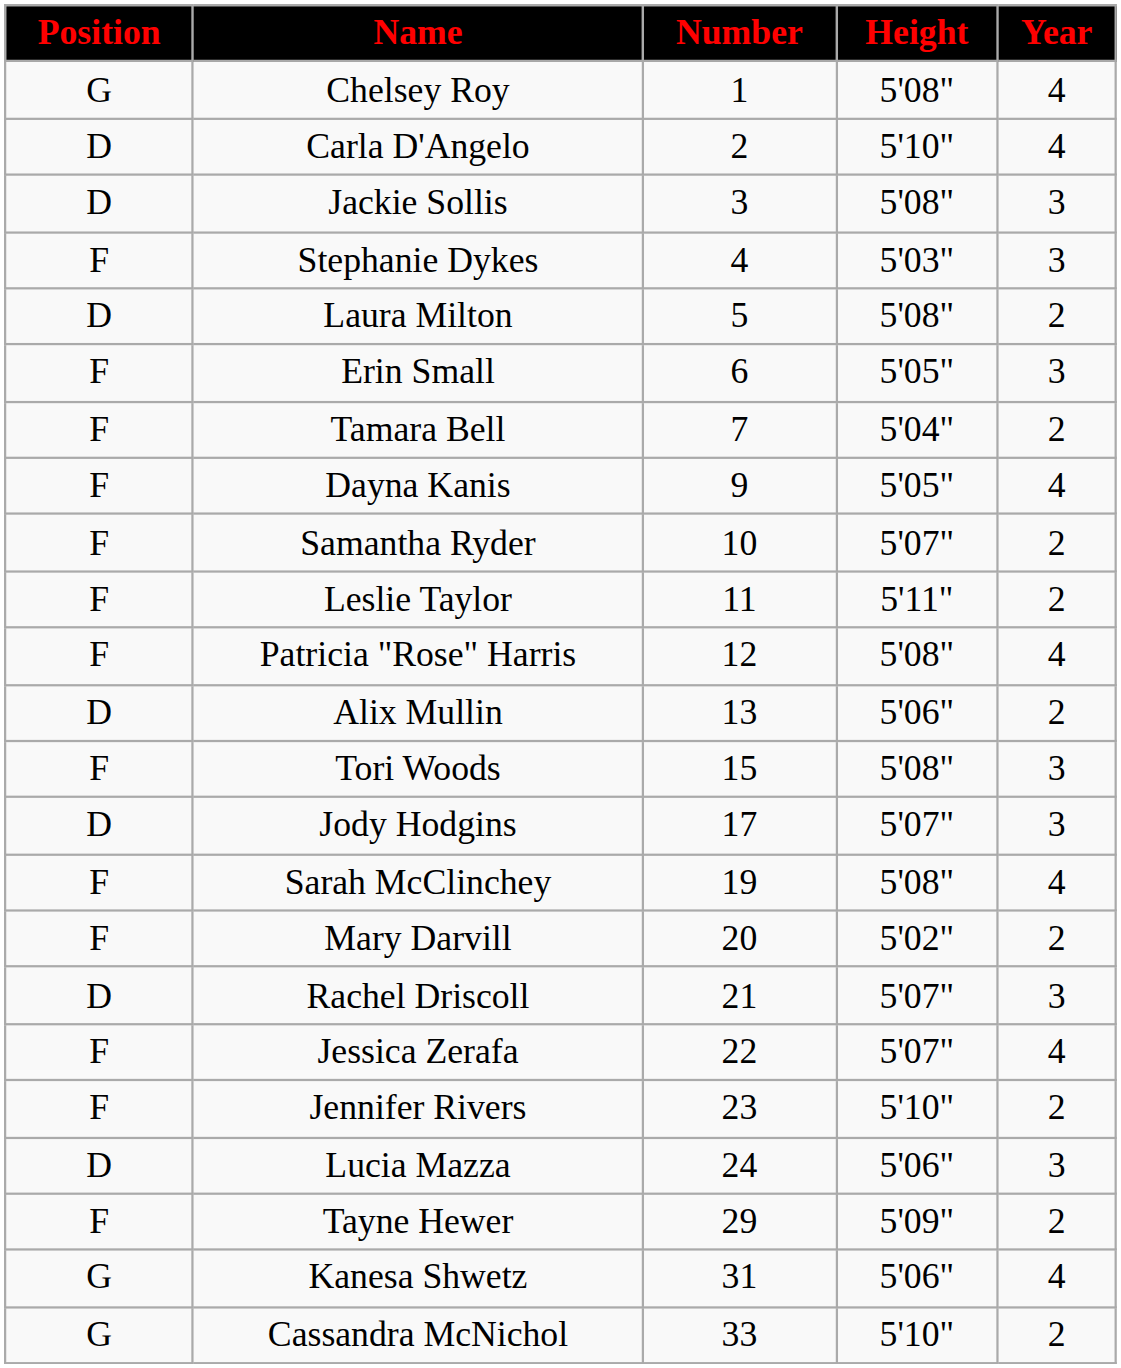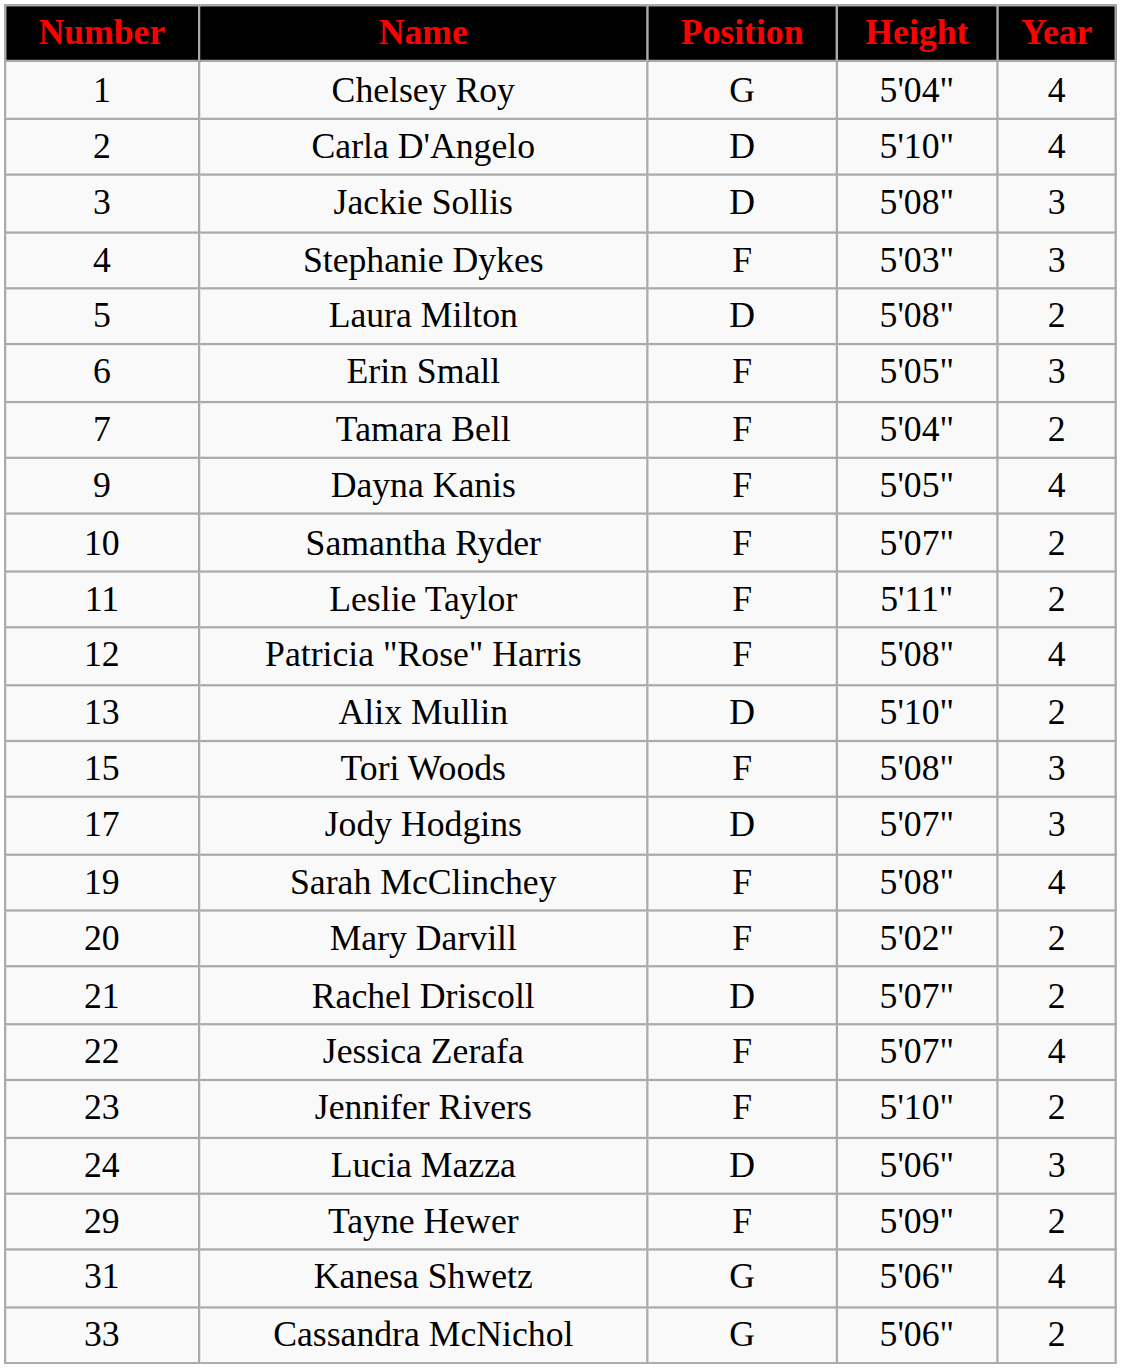columns swapped: (739, 32) <-> (99, 32)
(917, 89) 5'08" -> (917, 89) 5'04"
(917, 711) 5'06" -> (917, 711) 5'10"
(1057, 994) 3 -> (1057, 994) 2
(917, 1334) 5'10" -> (917, 1334) 5'06"
